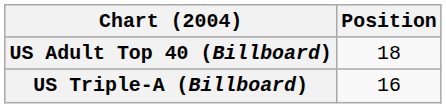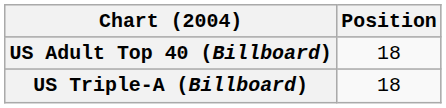(389, 86) 16 -> (389, 86) 18
